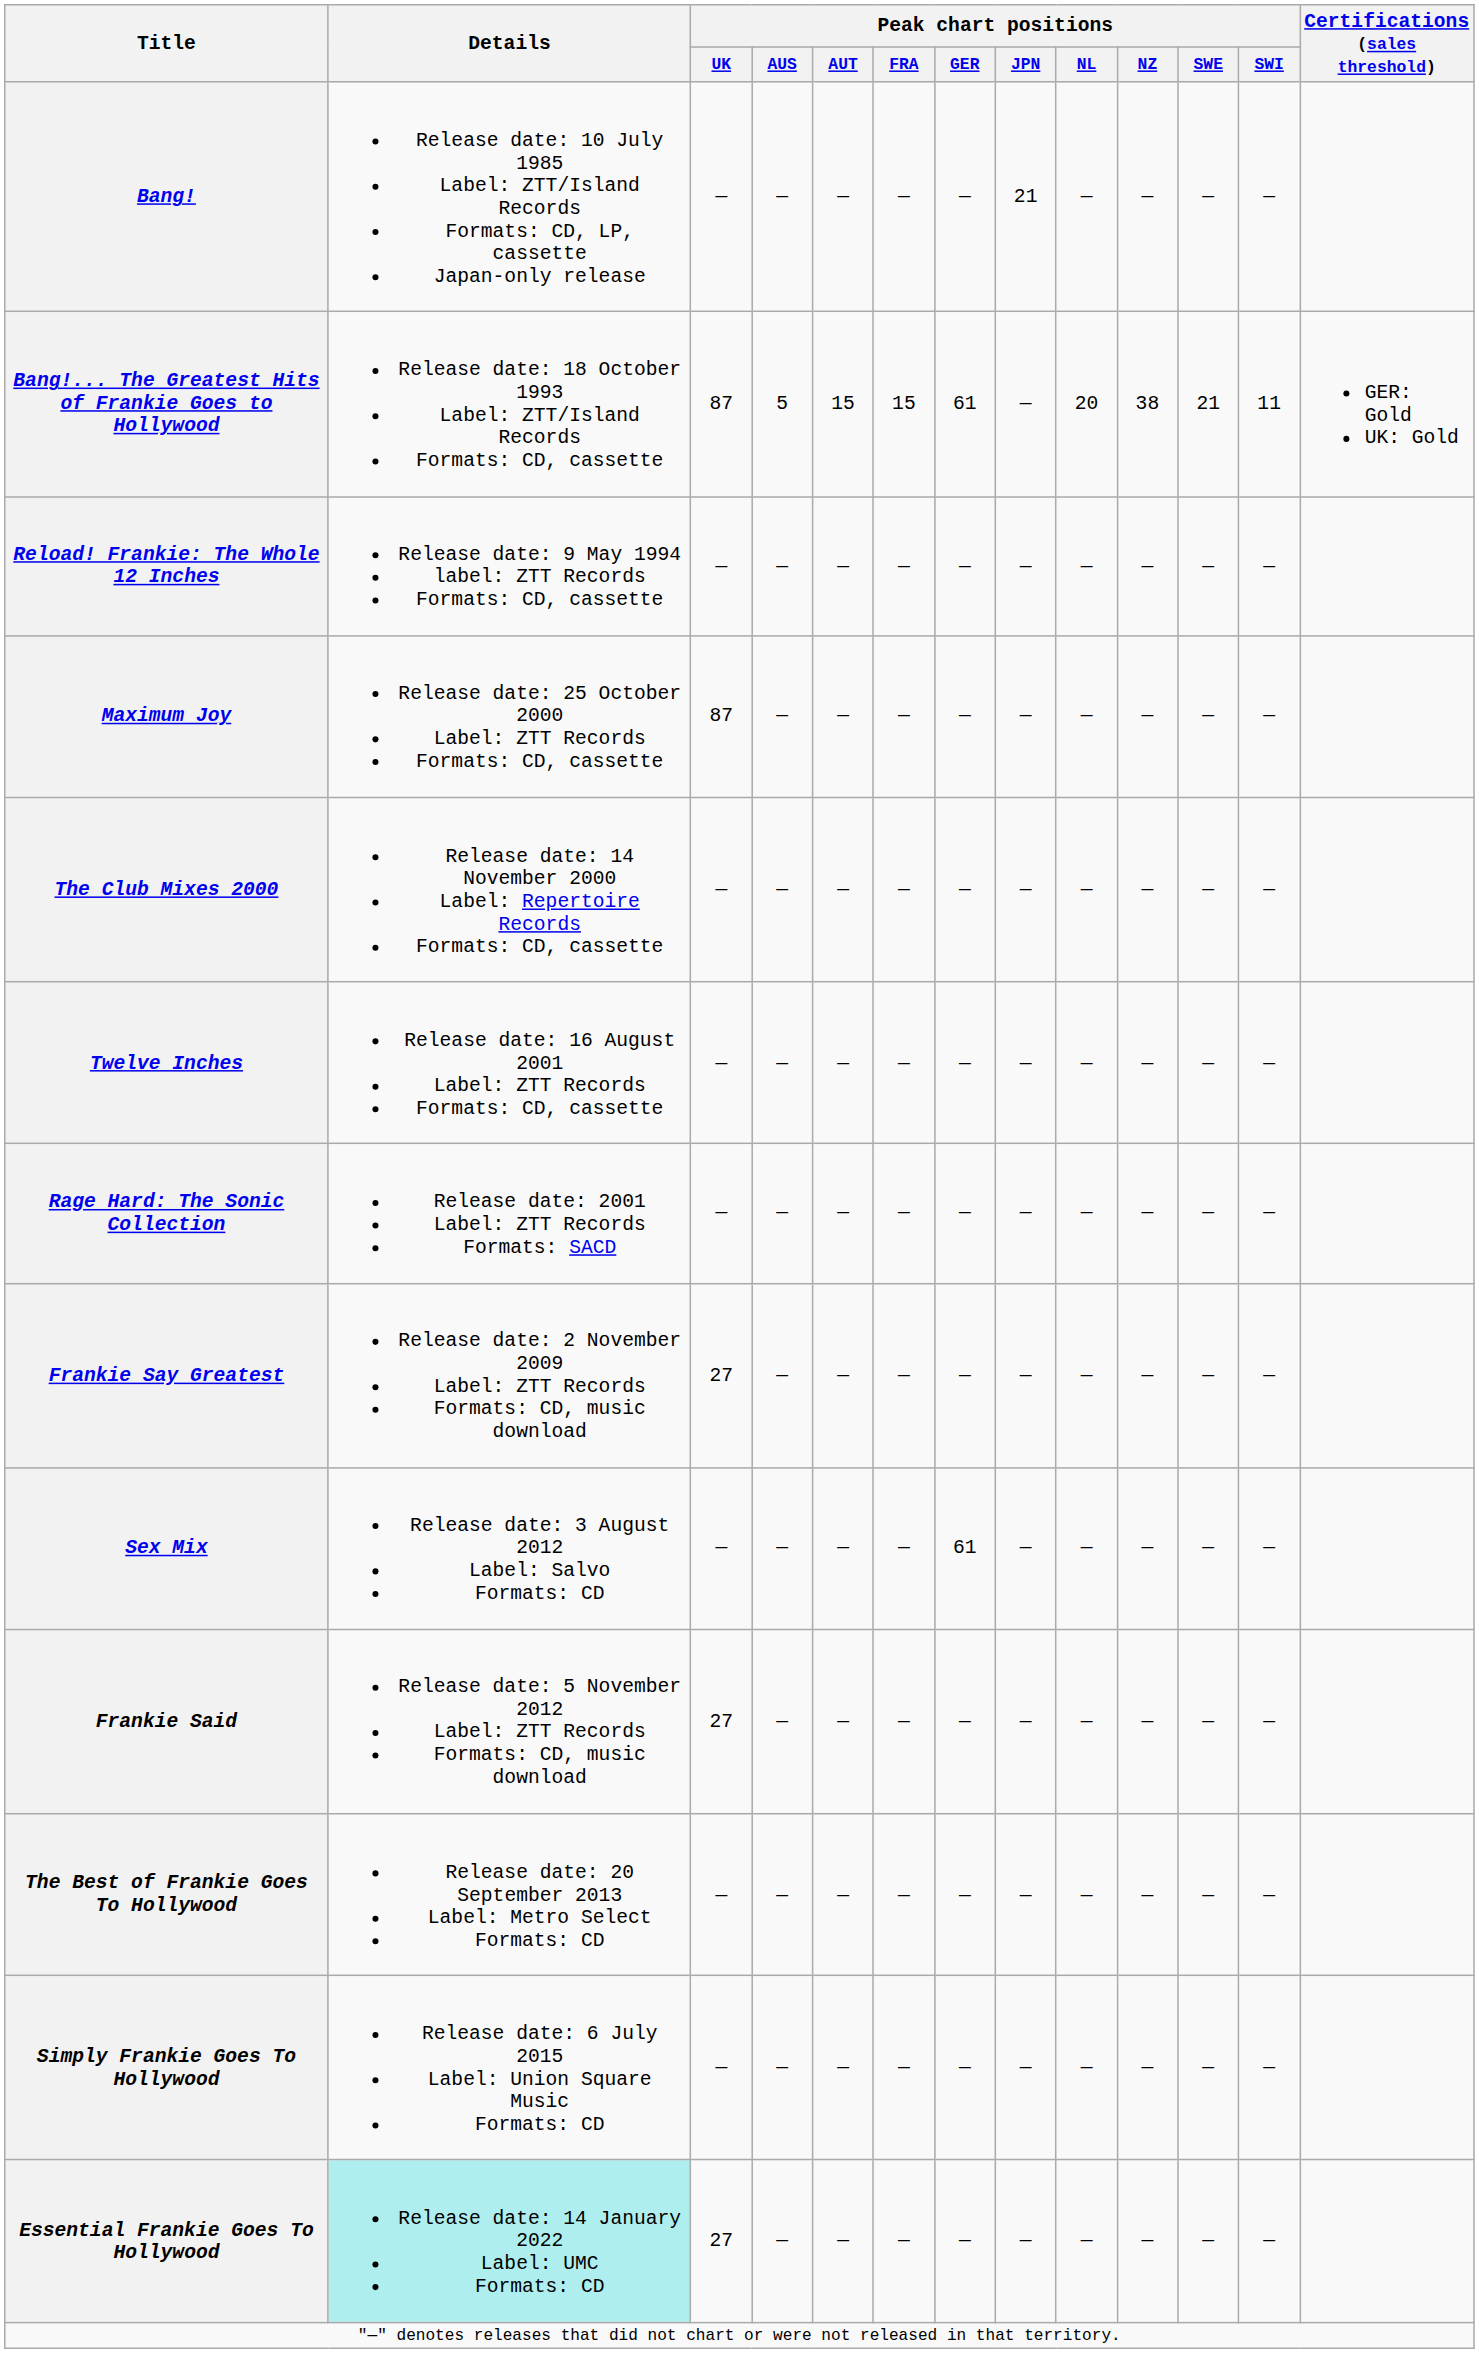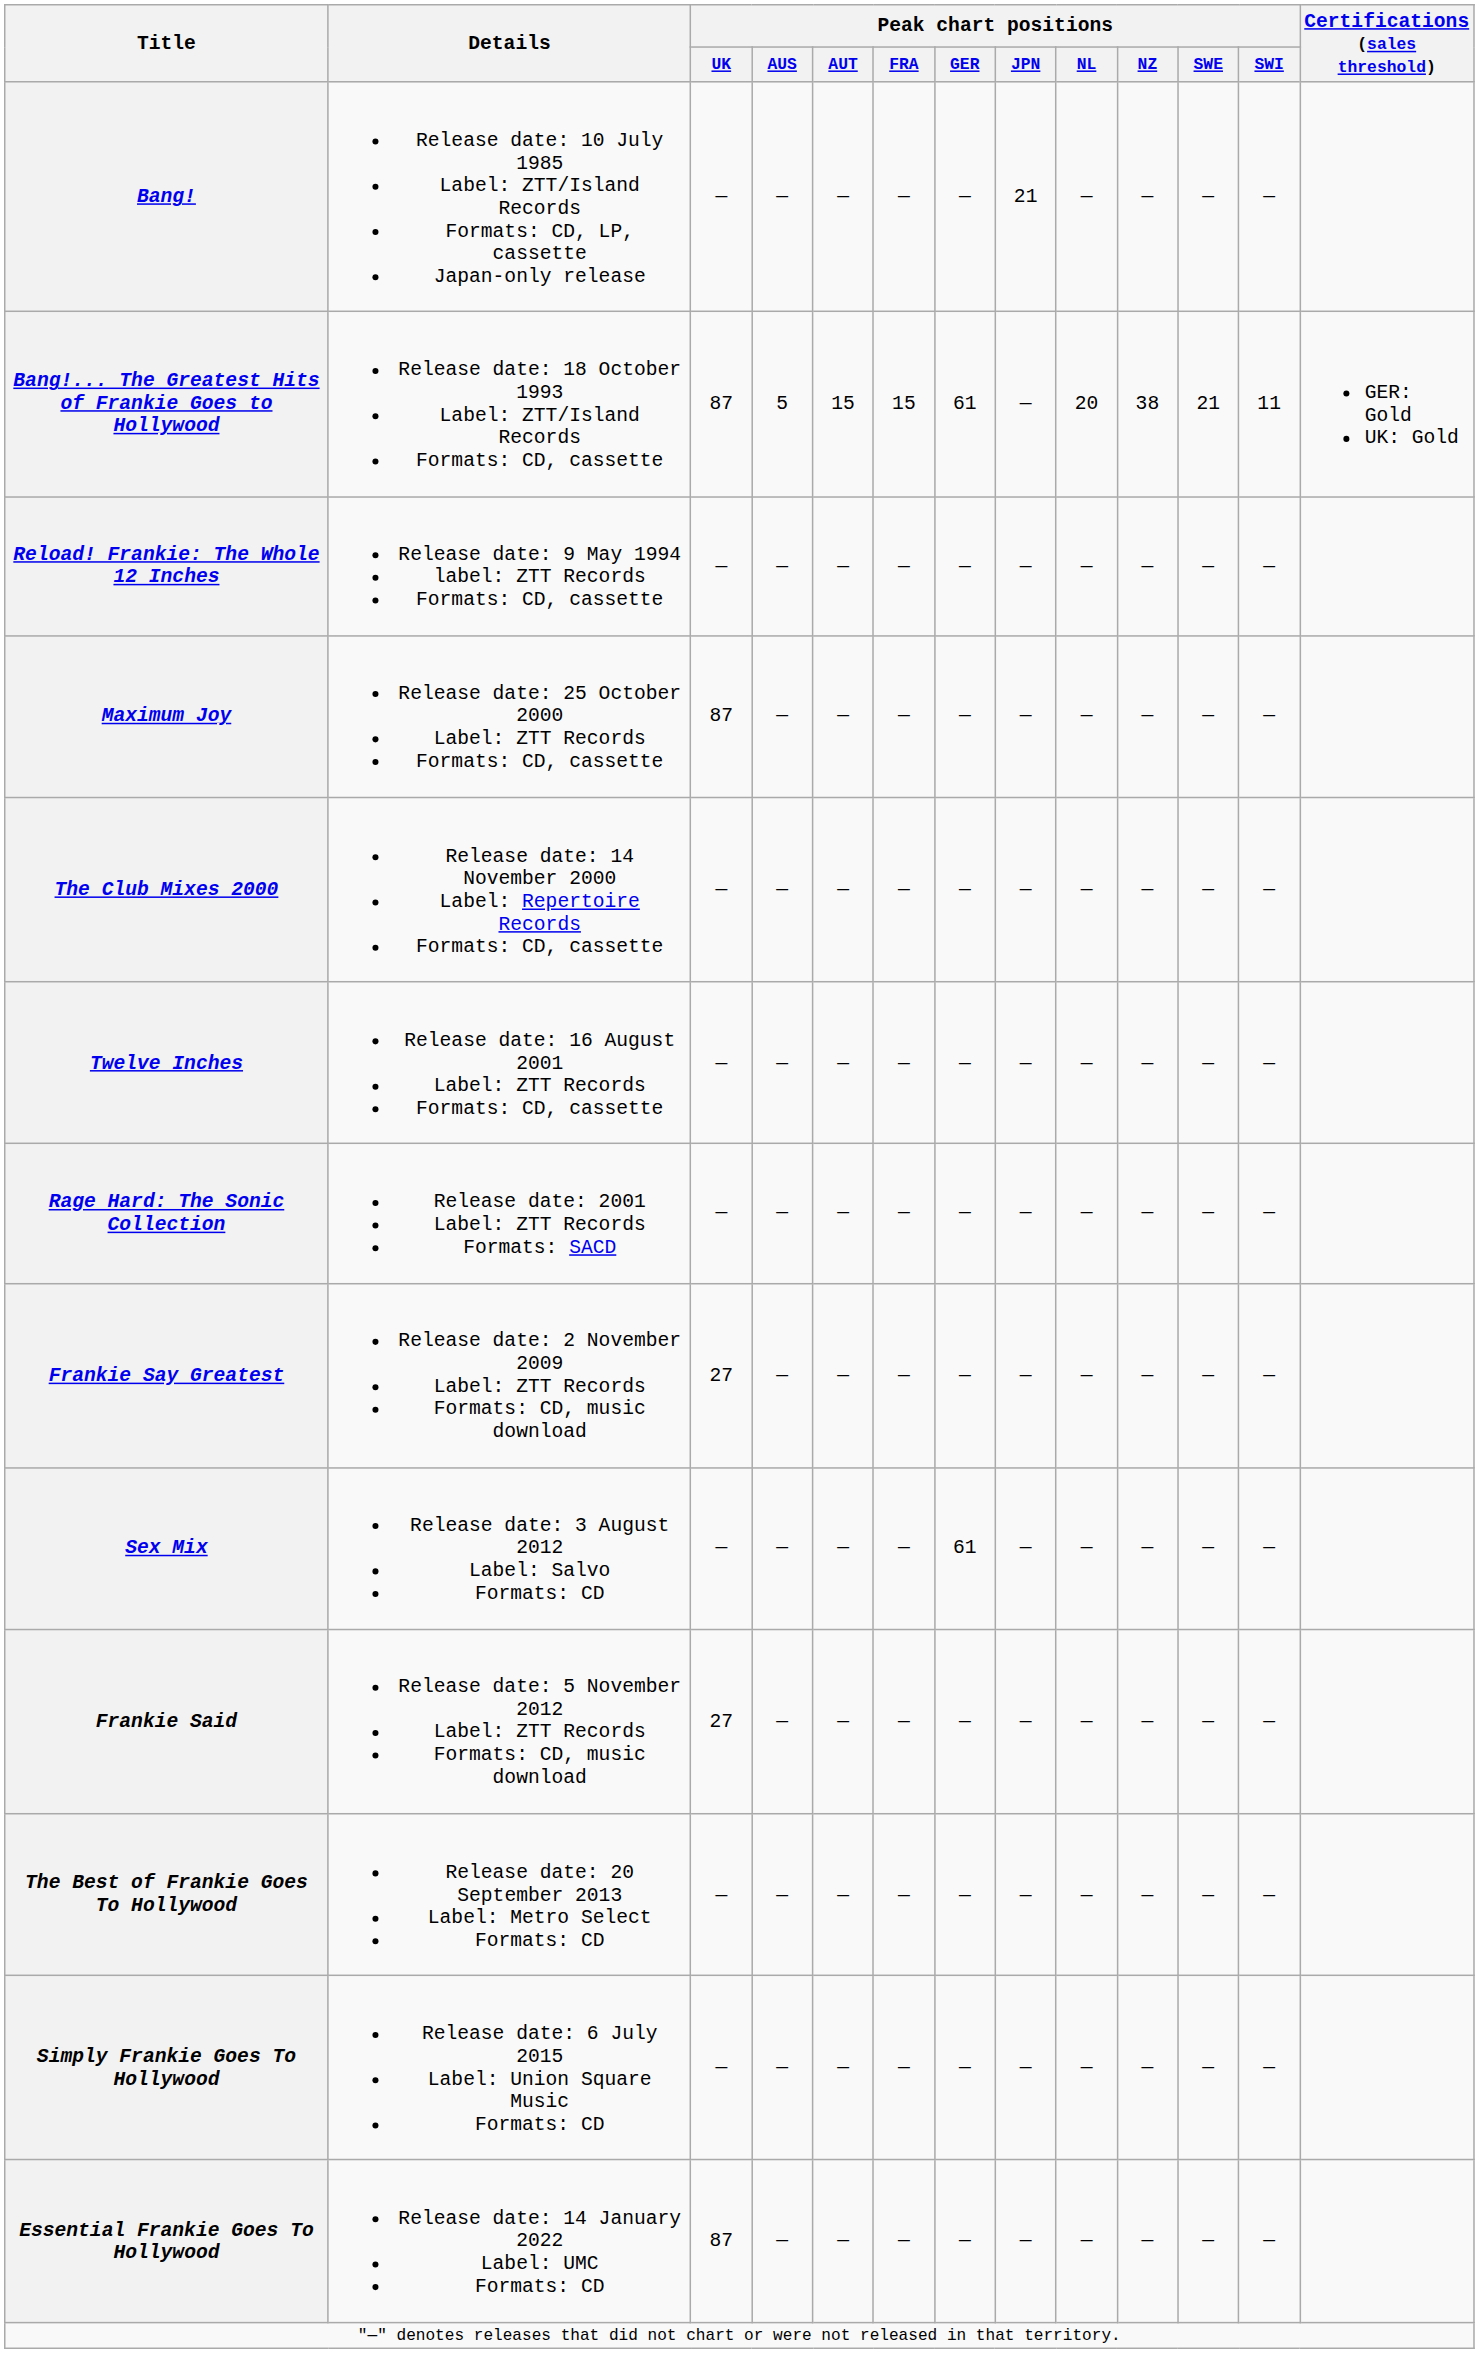(510, 2252) paleturquoise background -> (510, 2252) no background
(721, 2241) 27 -> (721, 2241) 87
